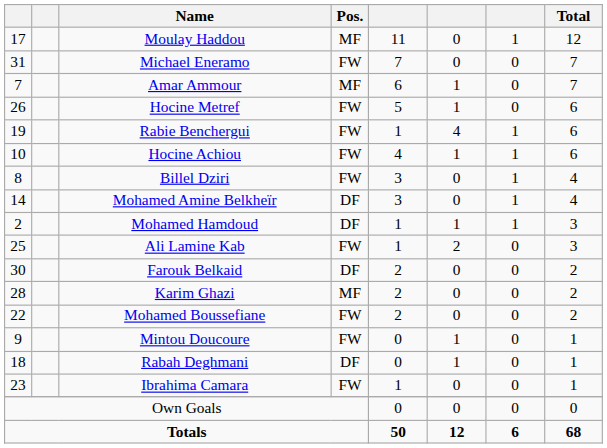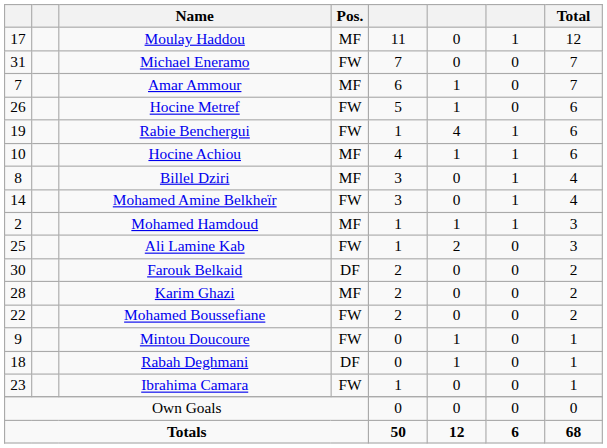(350, 154) FW -> (350, 154) MF
(350, 177) FW -> (350, 177) MF
(350, 200) DF -> (350, 200) FW
(350, 223) DF -> (350, 223) MF
